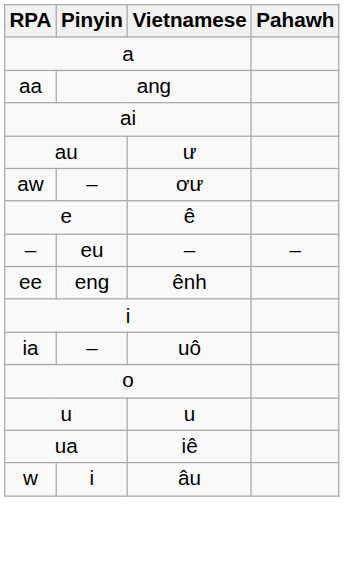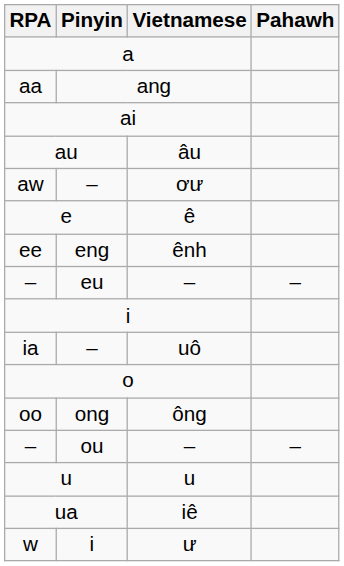(190, 151) ư -> (190, 151) âu
rows swapped: (30, 282) <-> (30, 250)
+ row: (30, 413)
+ row: (30, 446)
(190, 479) âu -> (190, 544) ư
